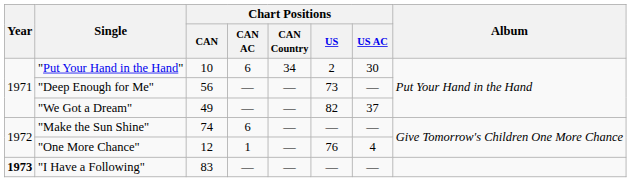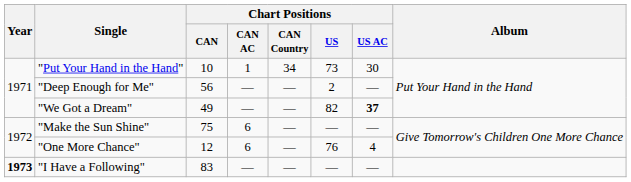(248, 68) 6 -> (248, 68) 1
(332, 68) 2 -> (332, 68) 73
(332, 87) 73 -> (332, 87) 2
(373, 107) normal -> (373, 107) bold
(207, 127) 74 -> (207, 127) 75
(248, 147) 1 -> (248, 147) 6
